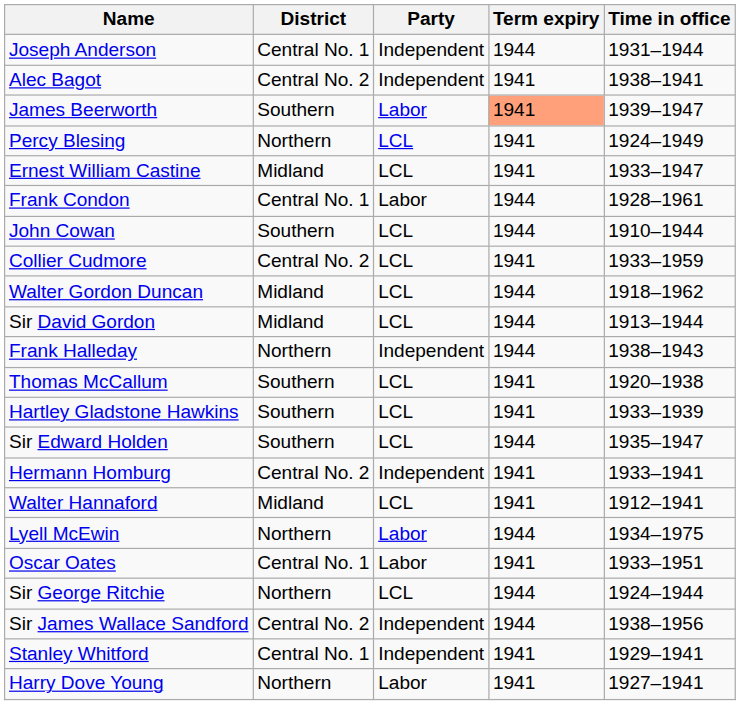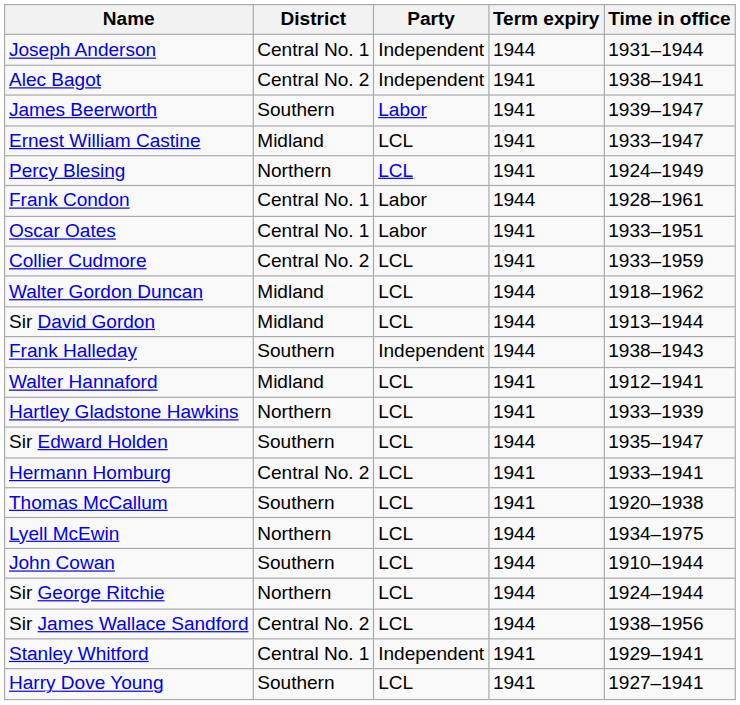(514, 110) lightsalmon background -> (514, 110) no background
rows swapped: (67, 140) <-> (105, 170)
rows swapped: (62, 230) <-> (62, 563)
(294, 351) Northern -> (296, 351) Southern
rows swapped: (83, 502) <-> (88, 381)
(296, 412) Southern -> (294, 412) Northern
(431, 472) Independent -> (396, 472) LCL
(403, 532) Labor -> (396, 532) LCL
(431, 623) Independent -> (396, 623) LCL
(294, 683) Northern -> (296, 683) Southern
(403, 683) Labor -> (396, 683) LCL
